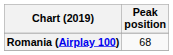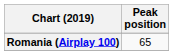(145, 42) 68 -> (145, 42) 65
